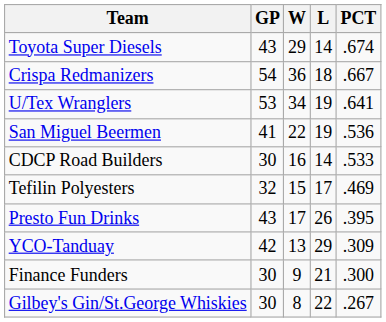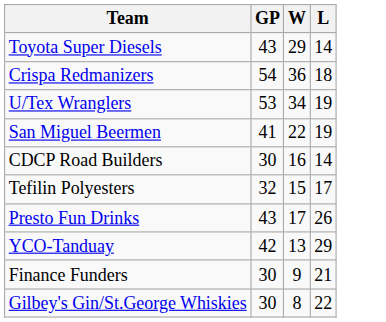- column: (358, 18)
